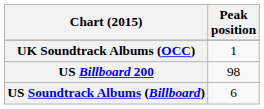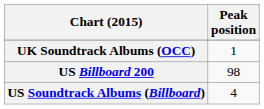(234, 93) 6 -> (234, 93) 4
